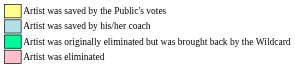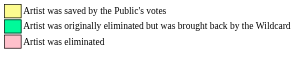- row: (87, 26)
